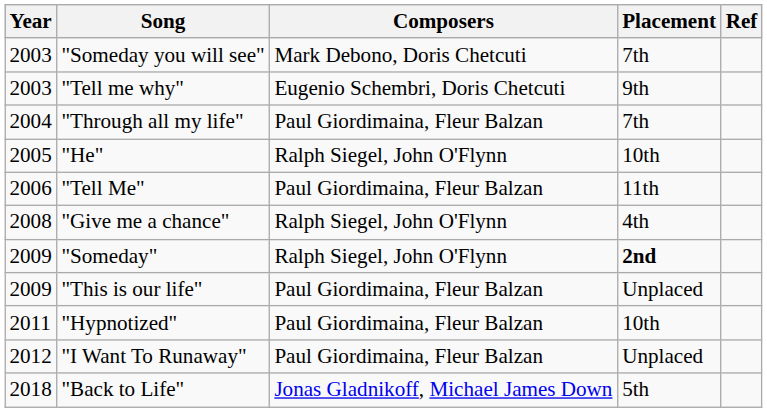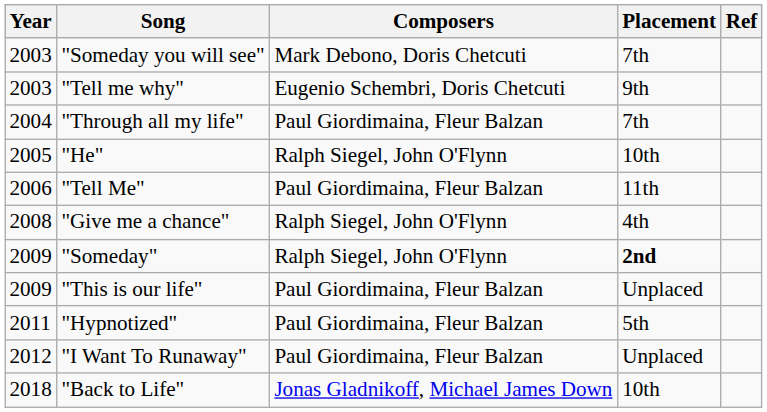(641, 322) 10th -> (636, 322) 5th
(636, 389) 5th -> (641, 389) 10th
